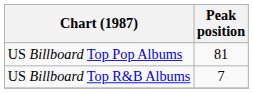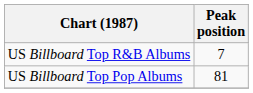rows swapped: (95, 54) <-> (99, 76)
